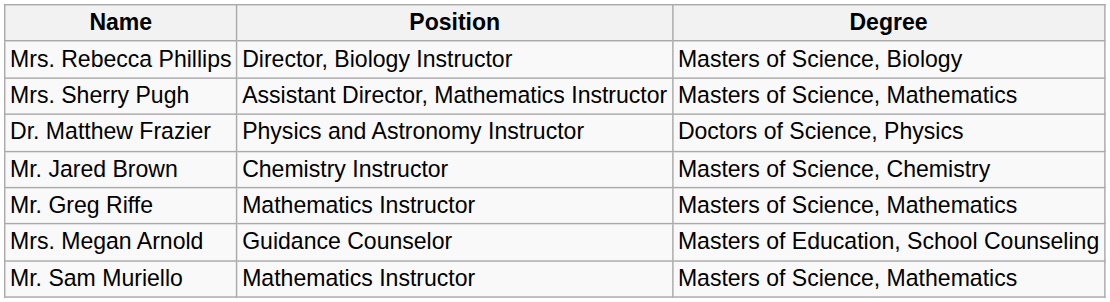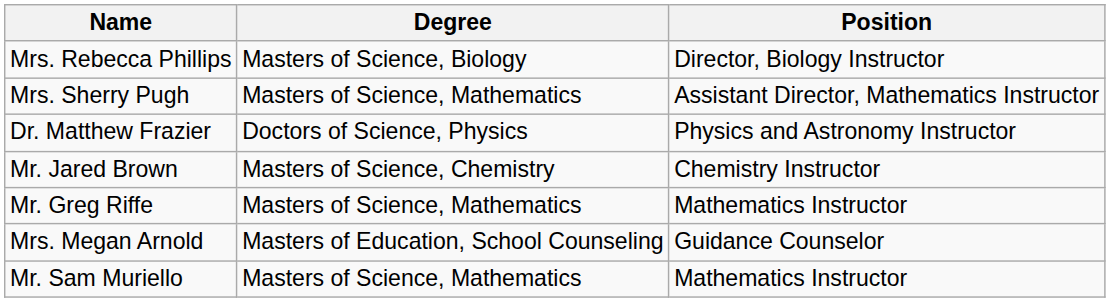columns swapped: (455, 22) <-> (889, 22)
